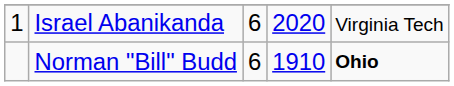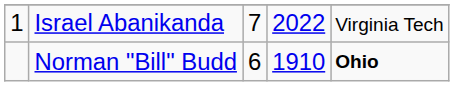(255, 23) 6 -> (255, 23) 7
(299, 23) 2020 -> (299, 23) 2022
